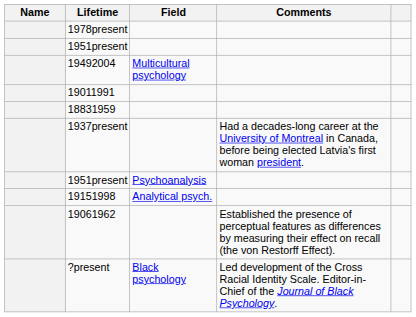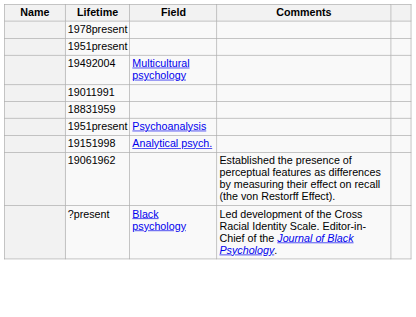- row: (98, 127)
